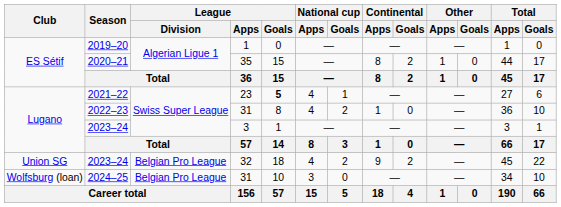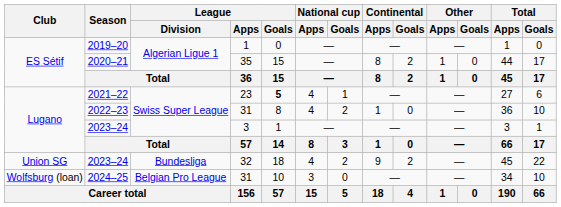(181, 161) Belgian Pro League -> (181, 161) Bundesliga
